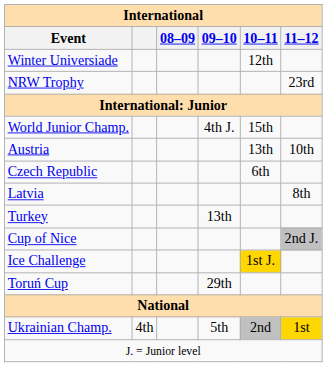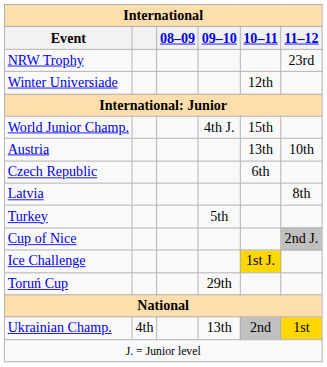rows swapped: (46, 82) <-> (63, 60)
(219, 216) 13th -> (219, 216) 5th
(219, 328) 5th -> (219, 328) 13th
